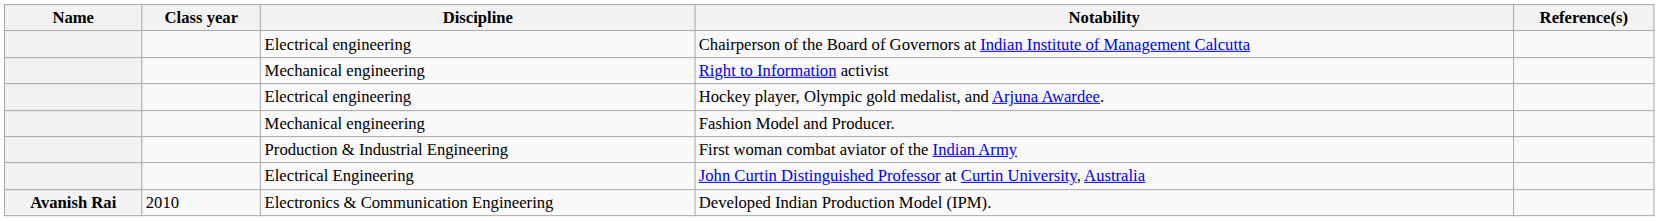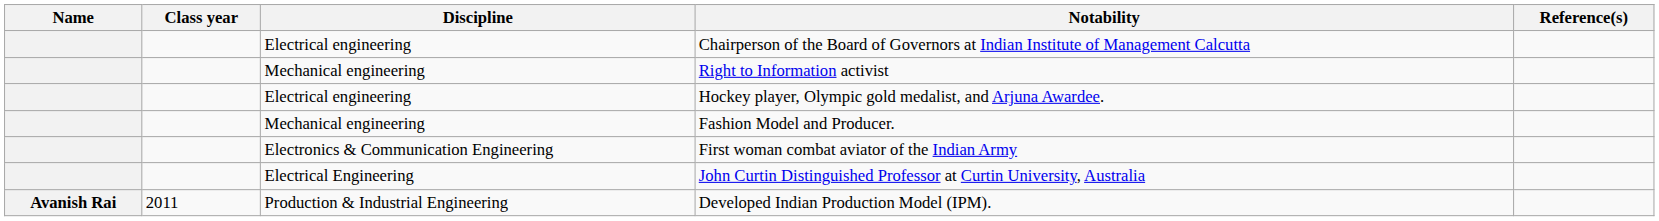(386, 149) Production & Industrial Engineering -> (409, 149) Electronics & Communication Engineering
(162, 202) 2010 -> (162, 202) 2011
(409, 202) Electronics & Communication Engineering -> (386, 202) Production & Industrial Engineering
